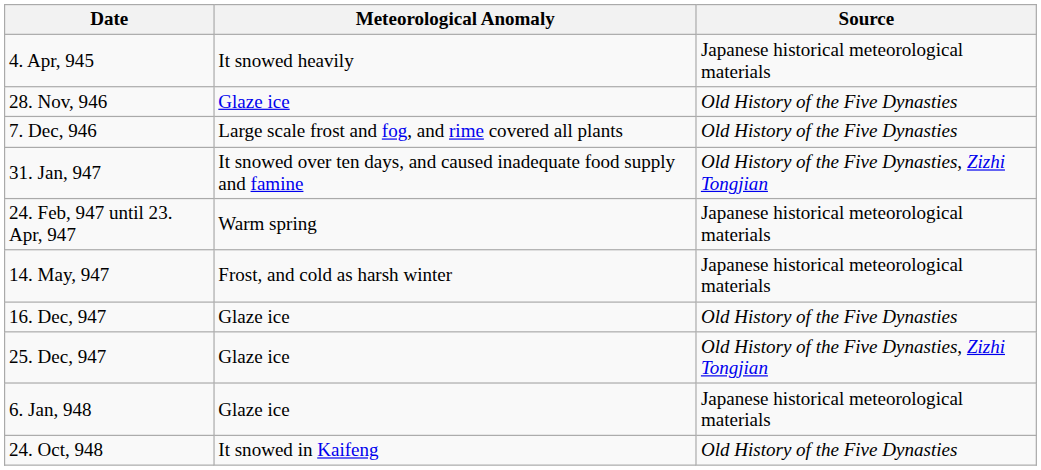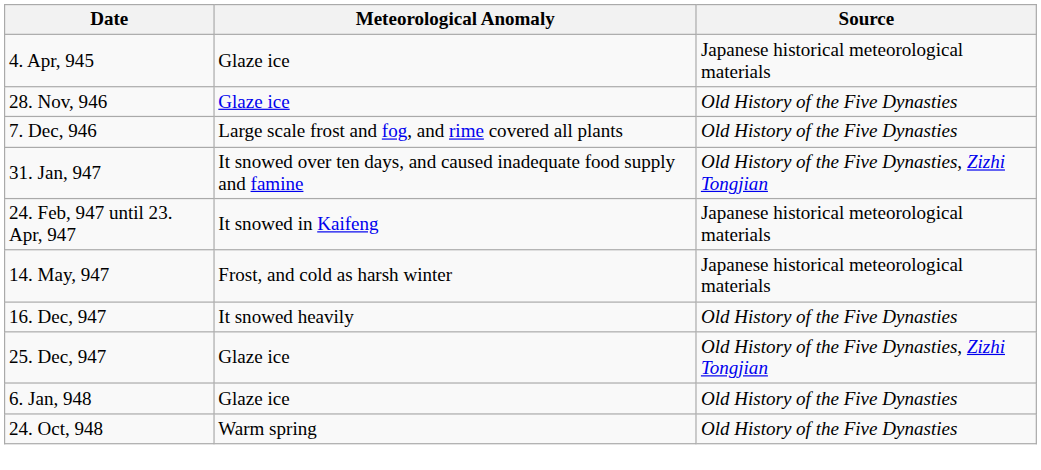(286, 60) It snowed heavily -> (254, 60) Glaze ice
(268, 224) Warm spring -> (298, 224) It snowed in Kaifeng
(254, 316) Glaze ice -> (286, 316) It snowed heavily
(832, 409) Japanese historical meteorological materials -> (829, 398) Old History of the Five Dynasties
(298, 450) It snowed in Kaifeng -> (268, 428) Warm spring
